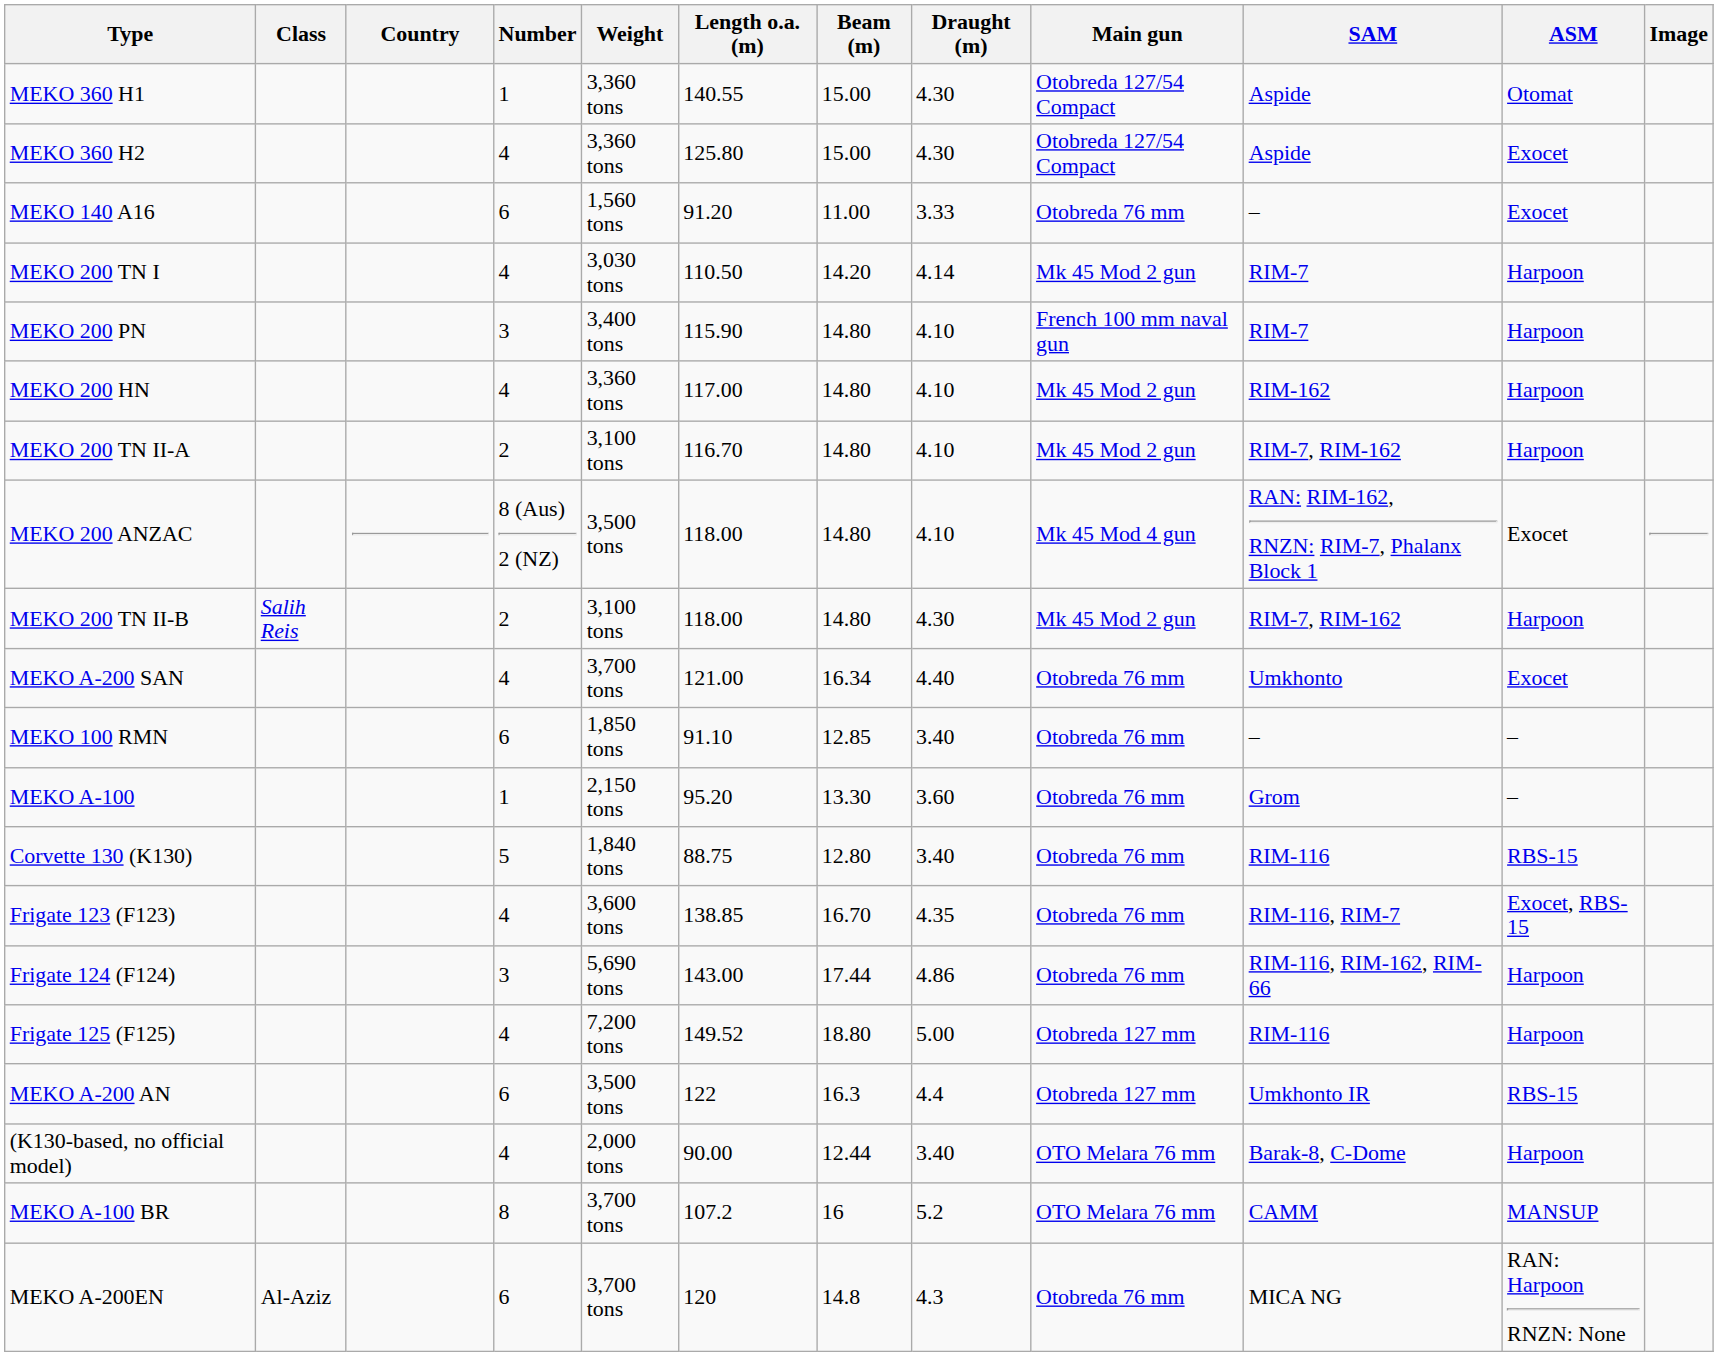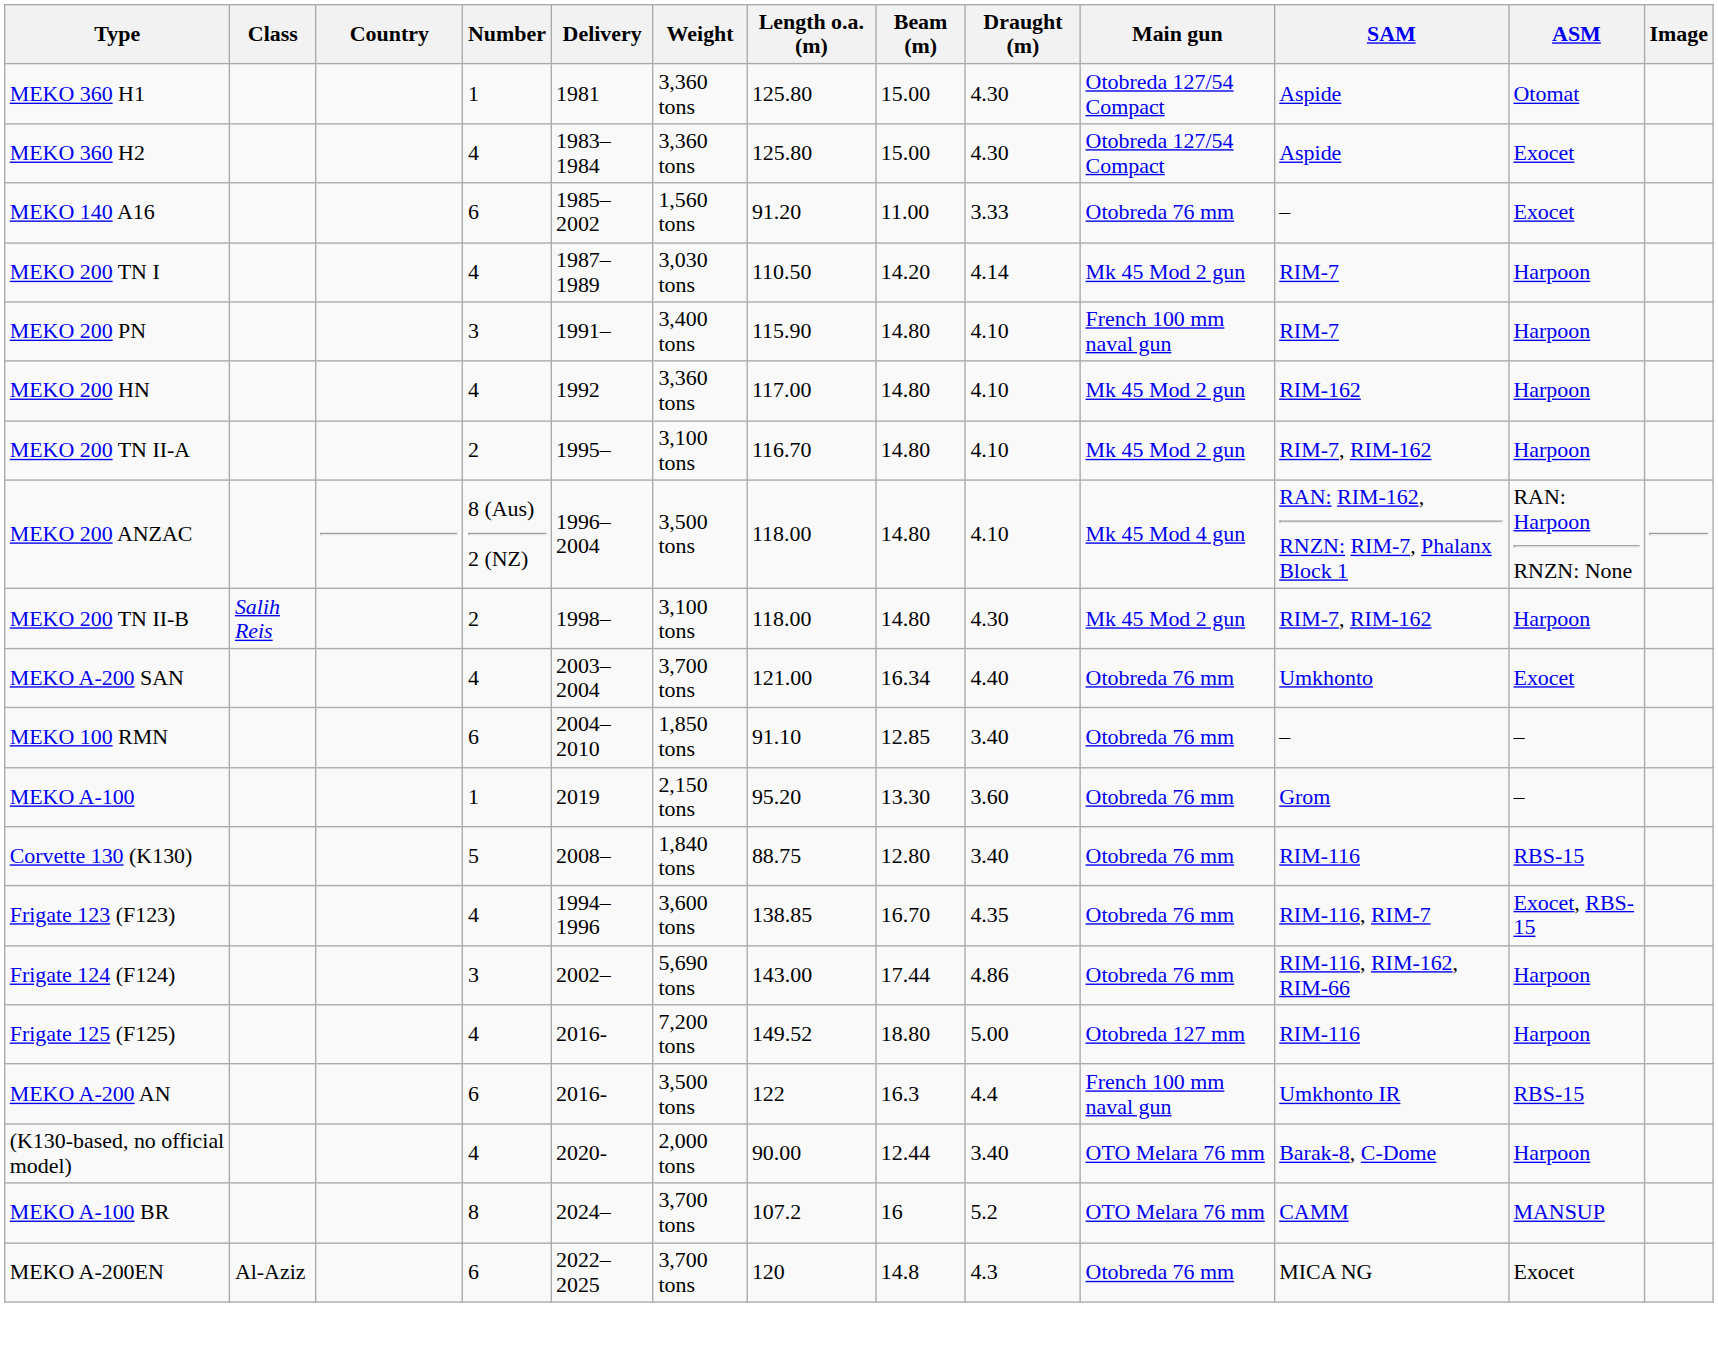+ column: (602, 34)
(713, 93) 140.55 -> (782, 93) 125.80
(1538, 534) Exocet -> (1576, 534) RAN: Harpoon RNZN: None
(1116, 1093) Otobreda 127 mm -> (1155, 1093) French 100 mm naval gun
(1573, 1296) RAN: Harpoon RNZN: None -> (1544, 1272) Exocet
